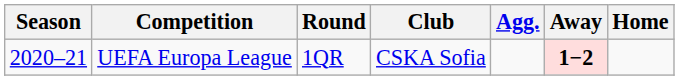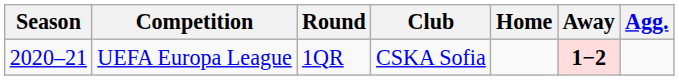columns swapped: (640, 22) <-> (518, 22)
